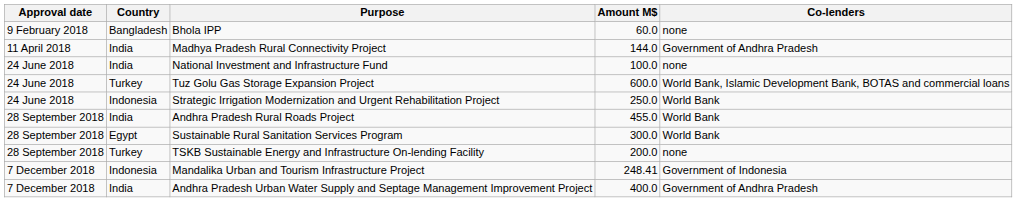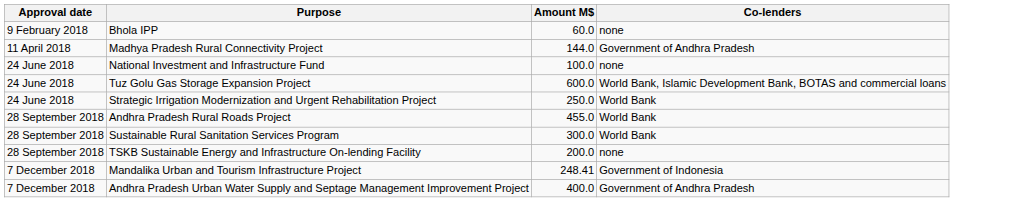- column: (138, 13)
